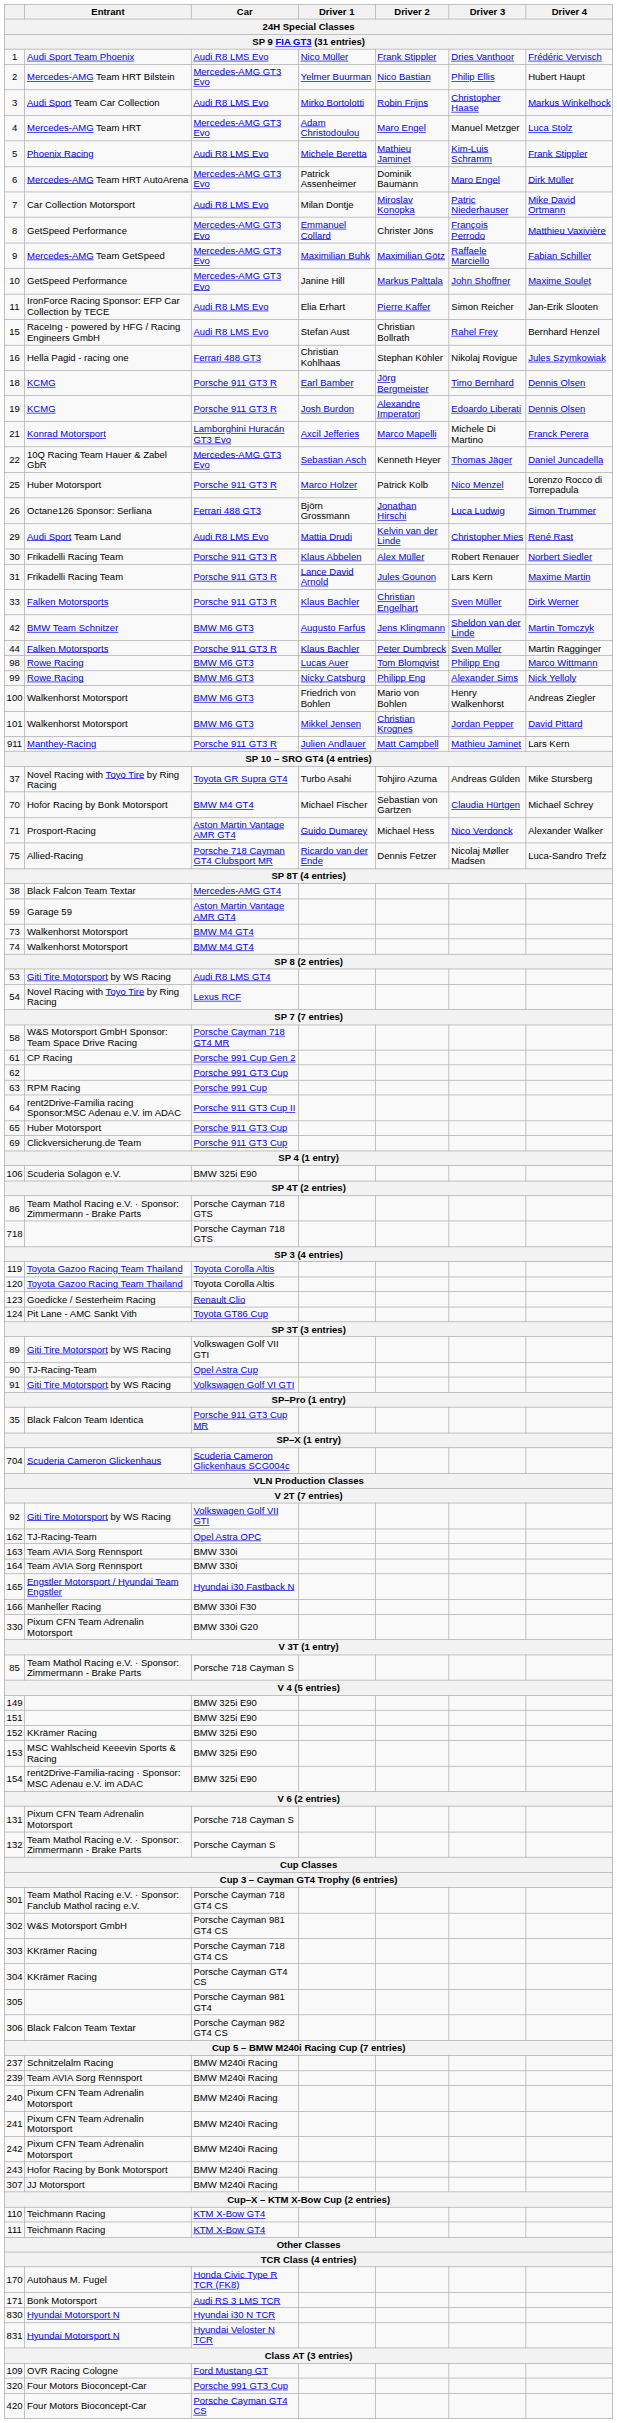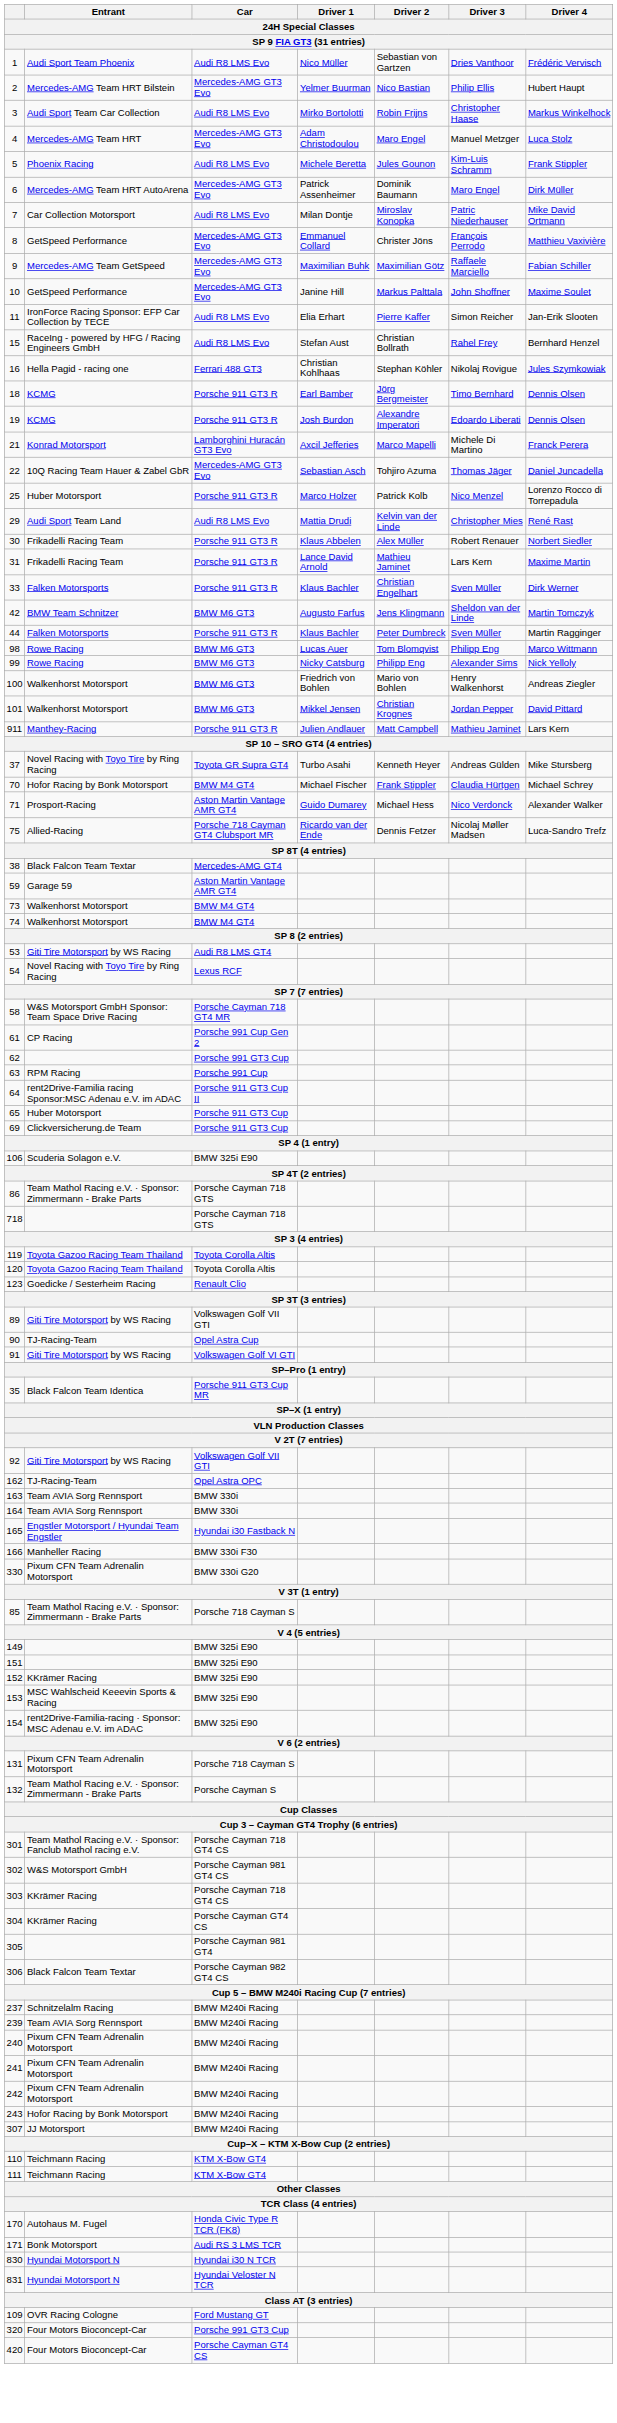(407, 56) Frank Stippler -> (407, 62) Sebastian von Gartzen
(394, 153) Mathieu Jaminet -> (406, 164) Jules Gounon
(409, 459) Kenneth Heyer -> (407, 470) Tohjiro Azuma
- row: (15, 510)
(407, 576) Jules Gounon -> (394, 561) Mathieu Jaminet
(407, 779) Tohjiro Azuma -> (408, 764) Kenneth Heyer
(407, 804) Sebastian von Gartzen -> (406, 784) Frank Stippler
- row: (15, 1314)
- row: (15, 1460)
